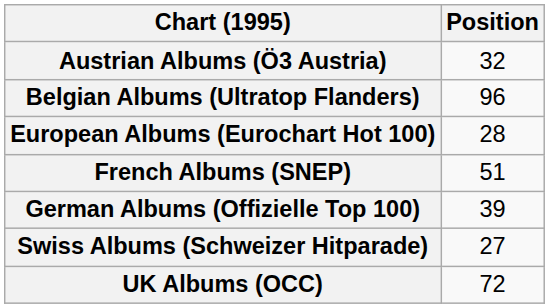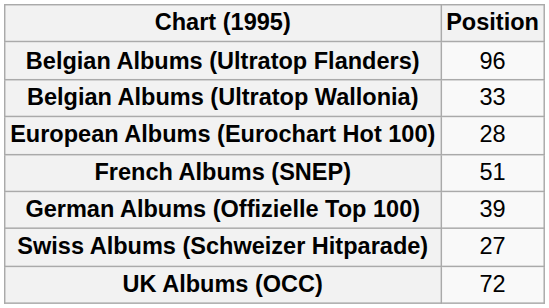- row: (223, 60)
+ row: (223, 97)
